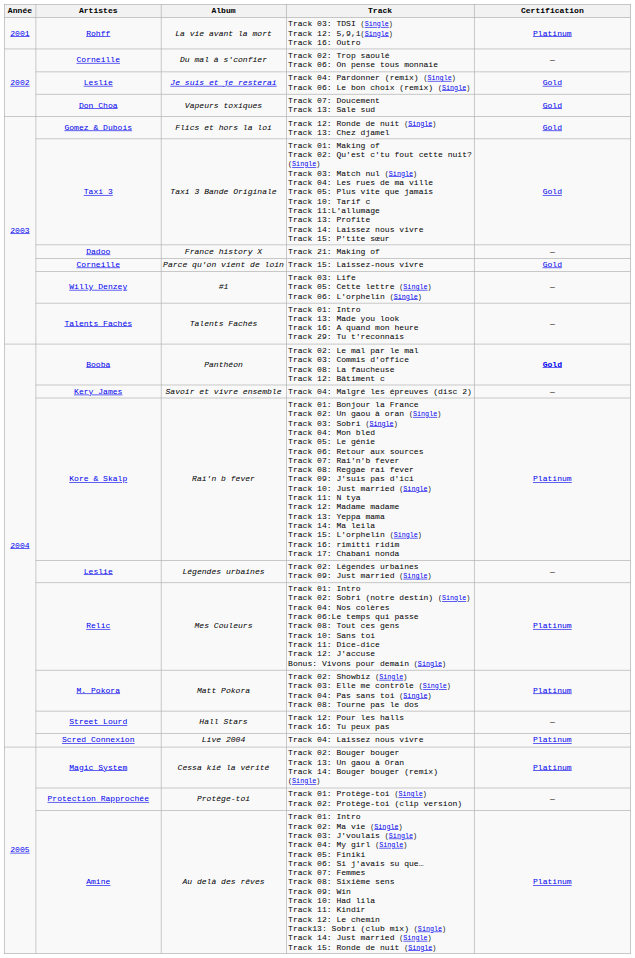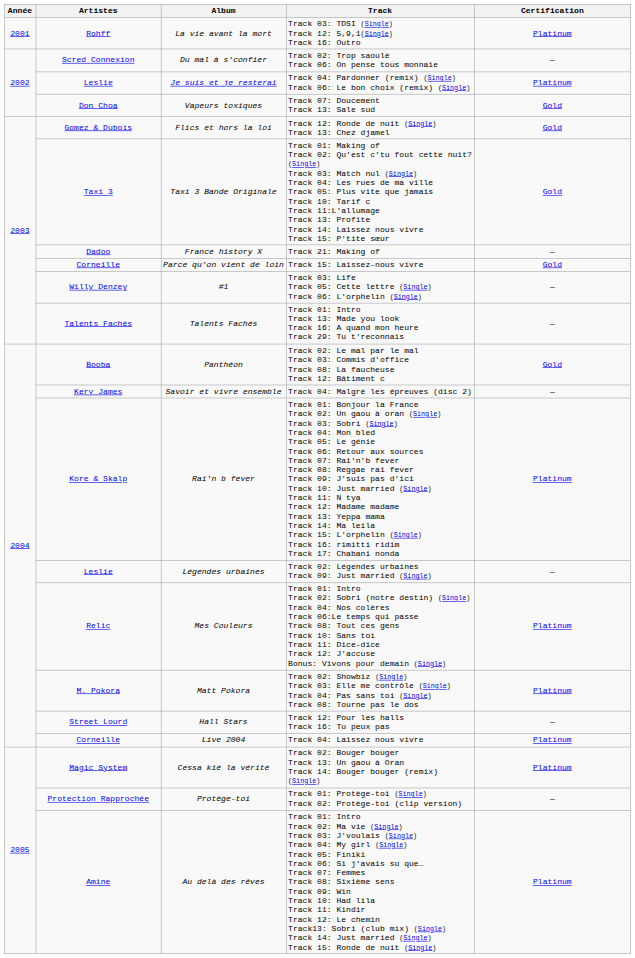(98, 60) Corneille -> (98, 60) Scred Connexion
(552, 83) Gold -> (552, 83) Platinum
(552, 365) bold -> (552, 365) normal
(98, 740) Scred Connexion -> (98, 740) Corneille
